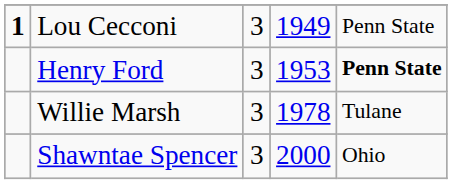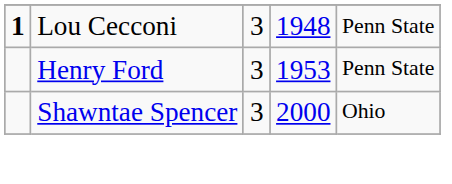(303, 26) 1949 -> (303, 26) 1948
(392, 69) bold -> (388, 69) normal
- row: (109, 112)
